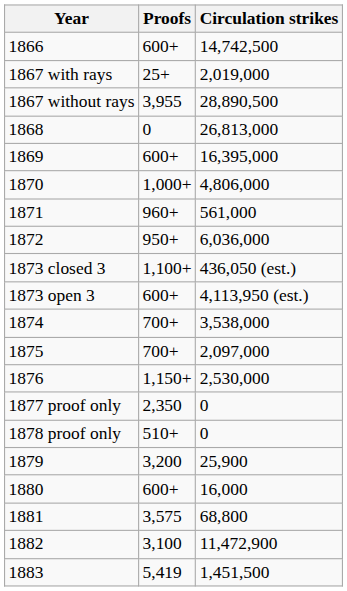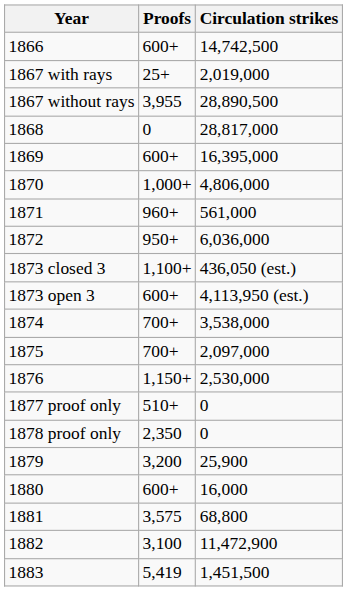(239, 129) 26,813,000 -> (239, 129) 28,817,000
(162, 405) 2,350 -> (161, 405) 510+
(161, 433) 510+ -> (162, 433) 2,350
